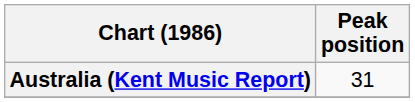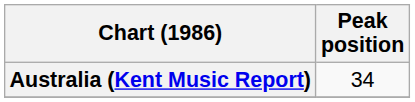(363, 79) 31 -> (363, 79) 34
